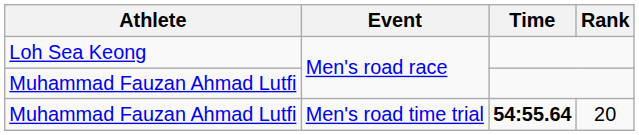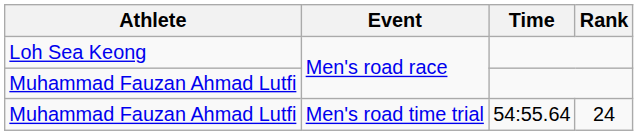(532, 115) bold -> (532, 115) normal
(605, 115) 20 -> (604, 115) 24
